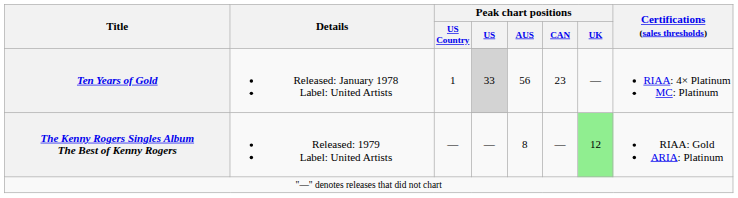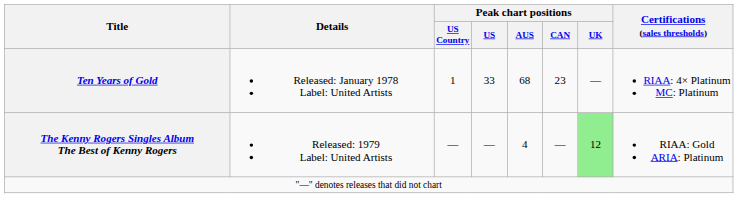(489, 80) lightgrey background -> (489, 80) no background
(525, 80) 56 -> (525, 80) 68
(525, 145) 8 -> (525, 145) 4
